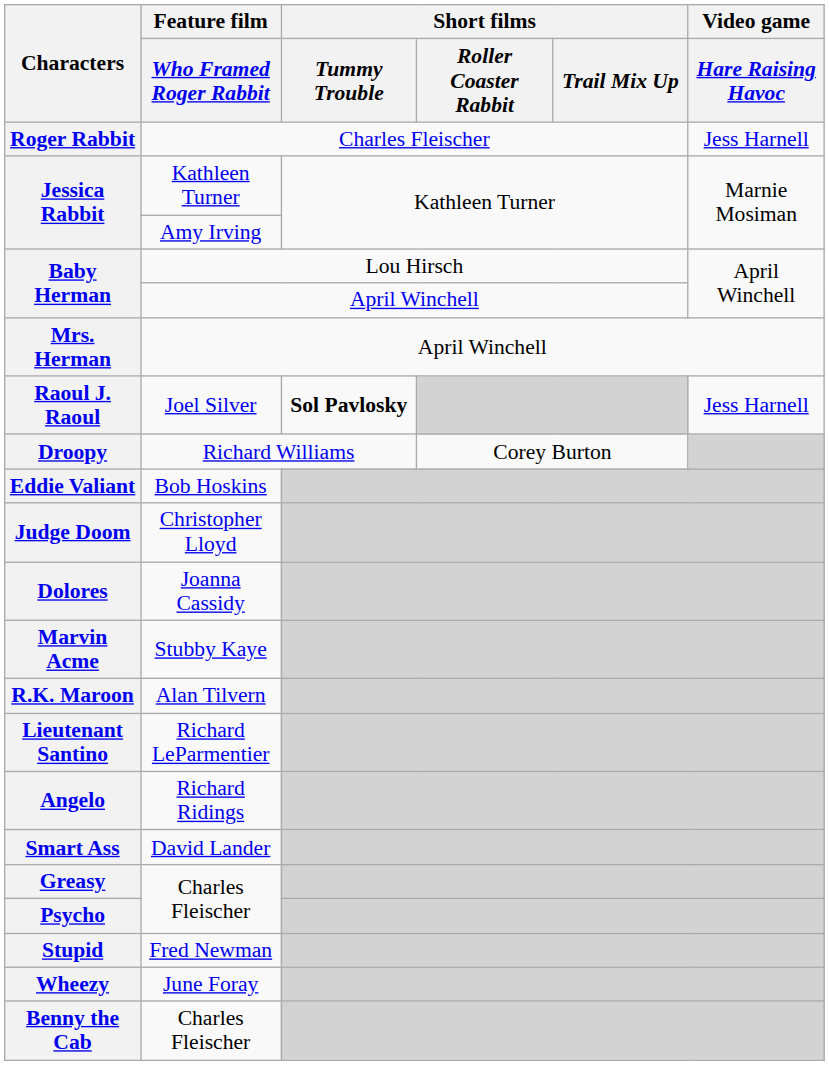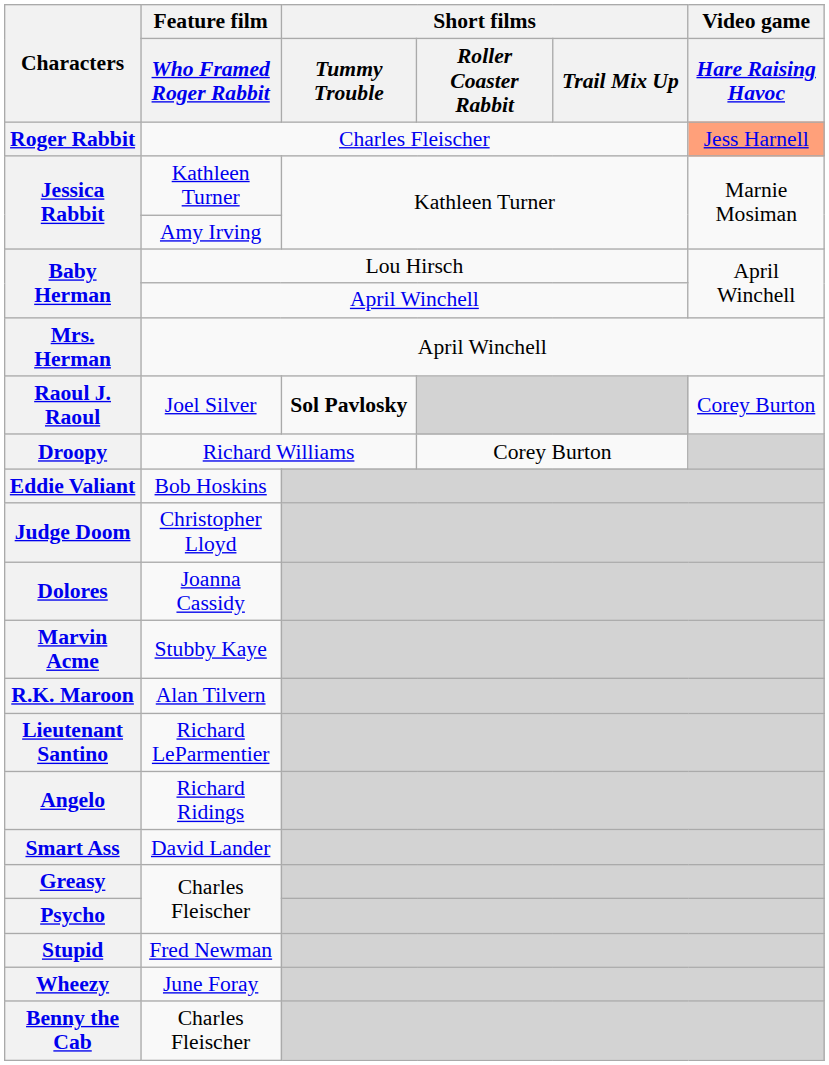(756, 138) no background -> (756, 138) lightsalmon background
(756, 405) Jess Harnell -> (756, 405) Corey Burton
